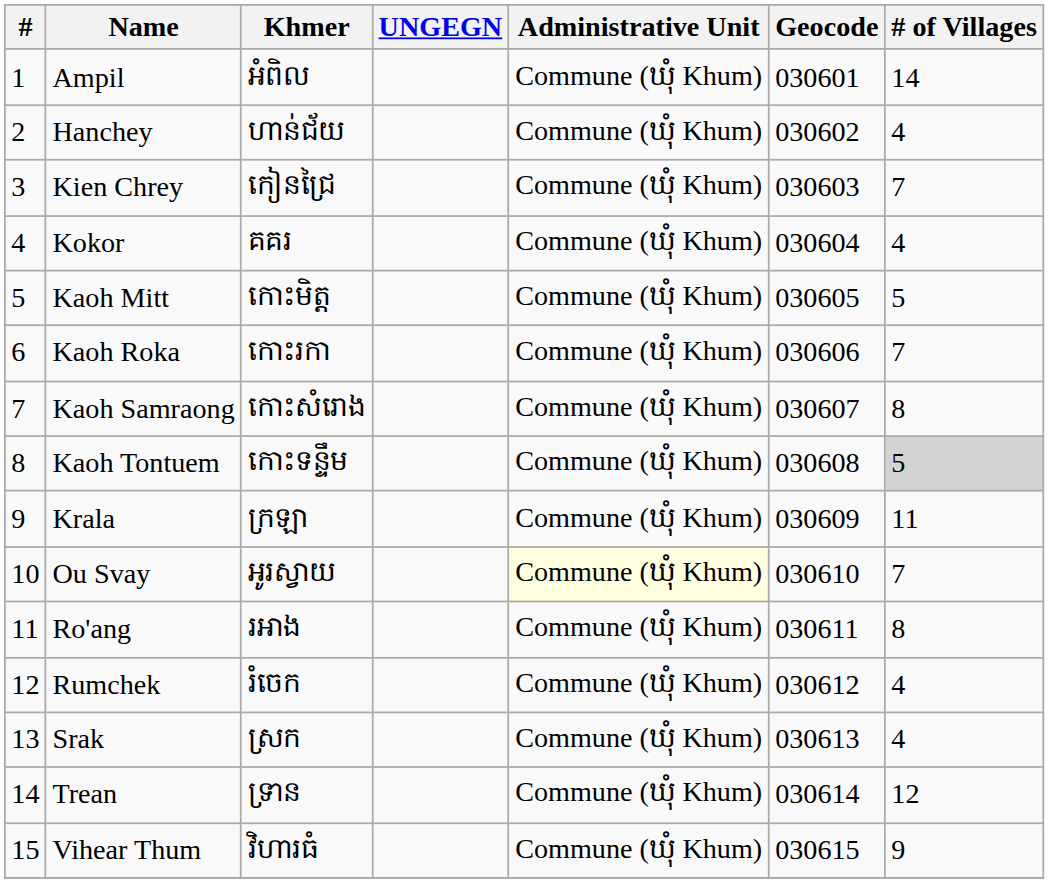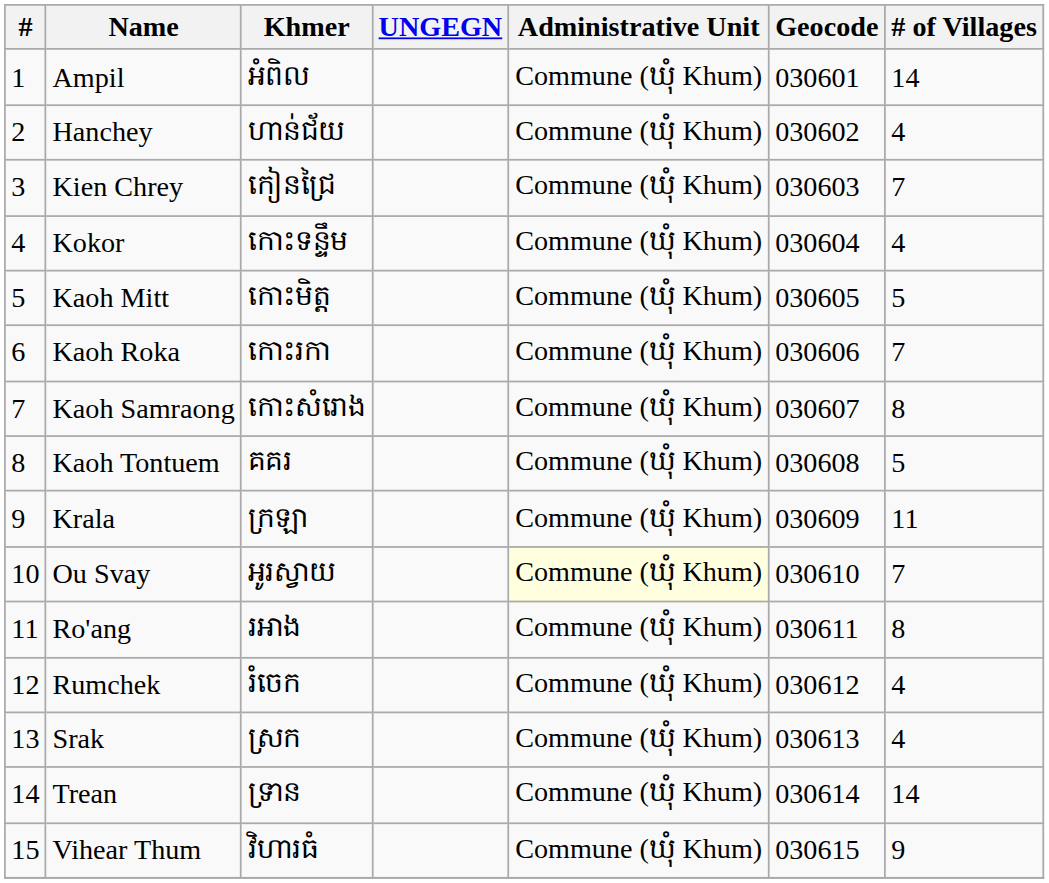(270, 240) គគរ -> (298, 240) កោះទន្ទឹម
(298, 461) កោះទន្ទឹម -> (270, 461) គគរ
(898, 463) lightgrey background -> (898, 463) no background
(905, 794) 12 -> (905, 794) 14
